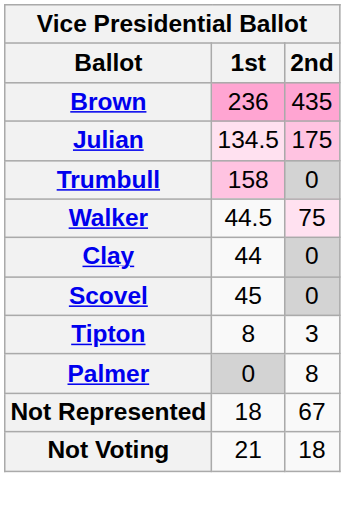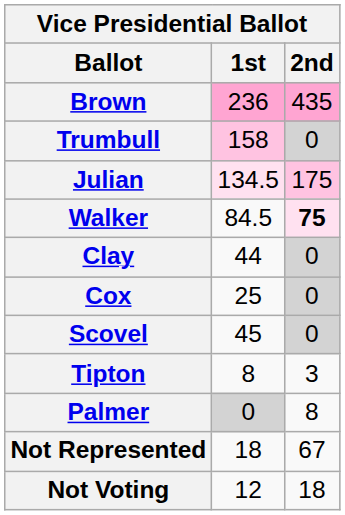rows swapped: (108, 140) <-> (108, 179)
(248, 218) 44.5 -> (248, 218) 84.5
(312, 218) normal -> (312, 218) bold
+ row: (108, 295)
(248, 450) 21 -> (248, 489) 12
